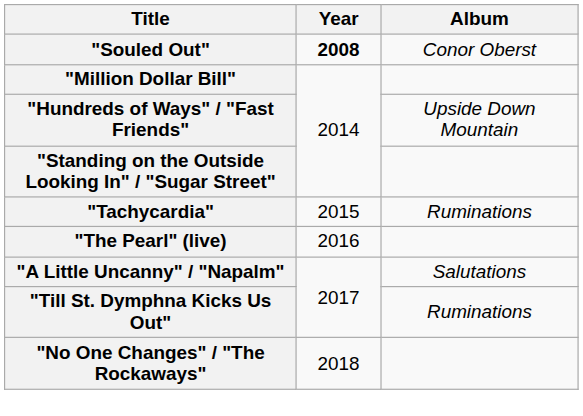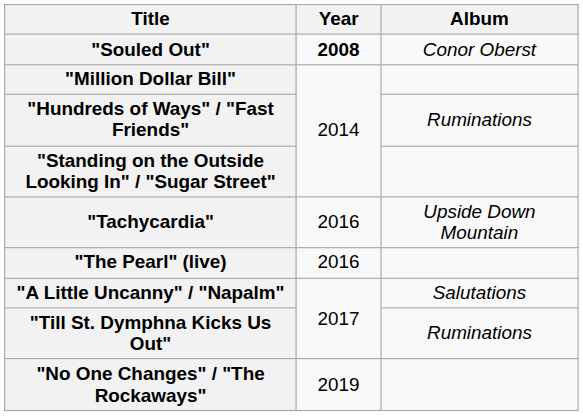(479, 119) Upside Down Mountain -> (479, 119) Ruminations
(339, 211) 2015 -> (339, 222) 2016
(479, 211) Ruminations -> (479, 222) Upside Down Mountain
(339, 363) 2018 -> (339, 384) 2019
